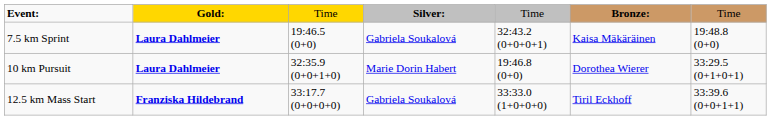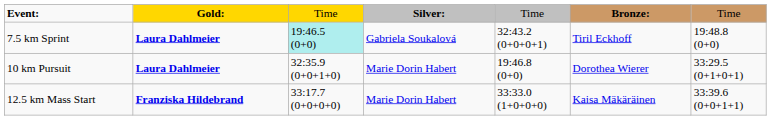(308, 37) no background -> (308, 37) paleturquoise background
(614, 37) Kaisa Mäkäräinen -> (602, 37) Tiril Eckhoff
(411, 99) Gabriela Soukalová -> (411, 99) Marie Dorin Habert
(602, 99) Tiril Eckhoff -> (614, 99) Kaisa Mäkäräinen
